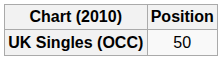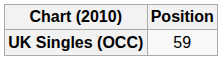(182, 42) 50 -> (182, 42) 59
